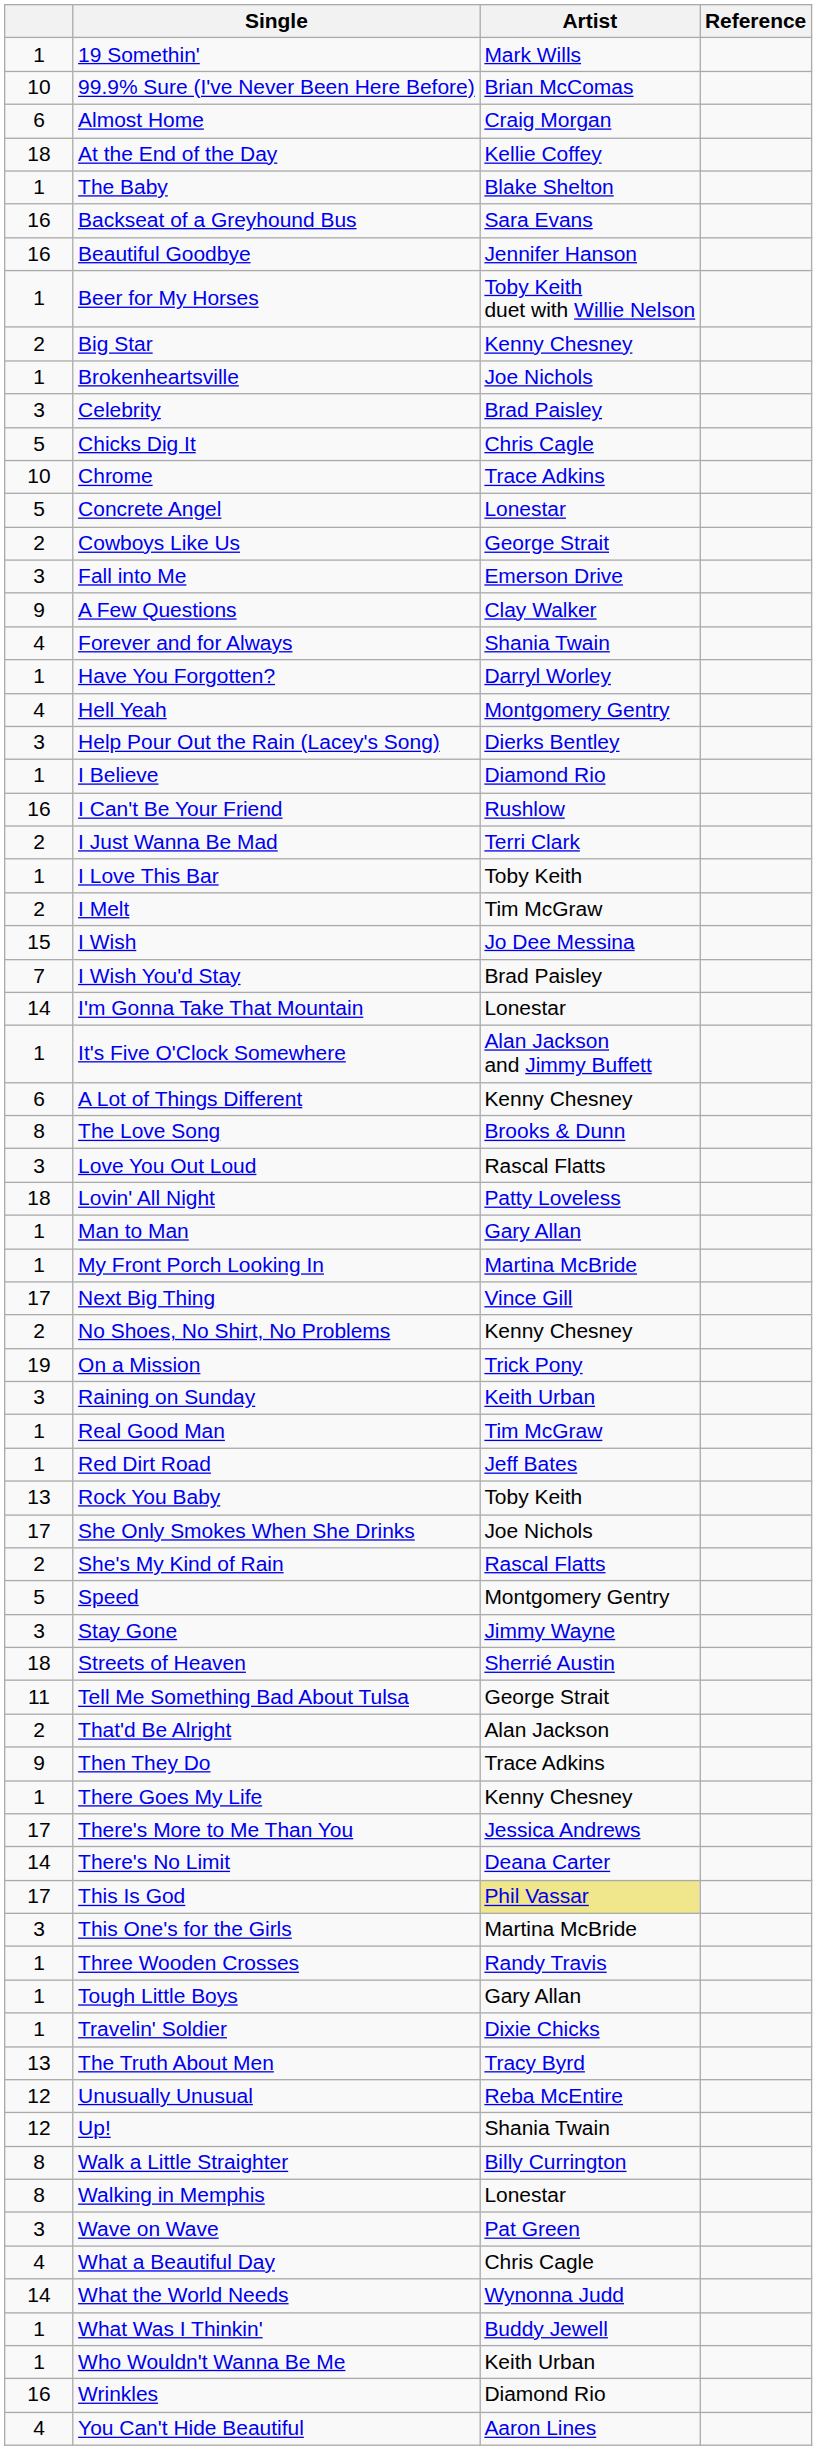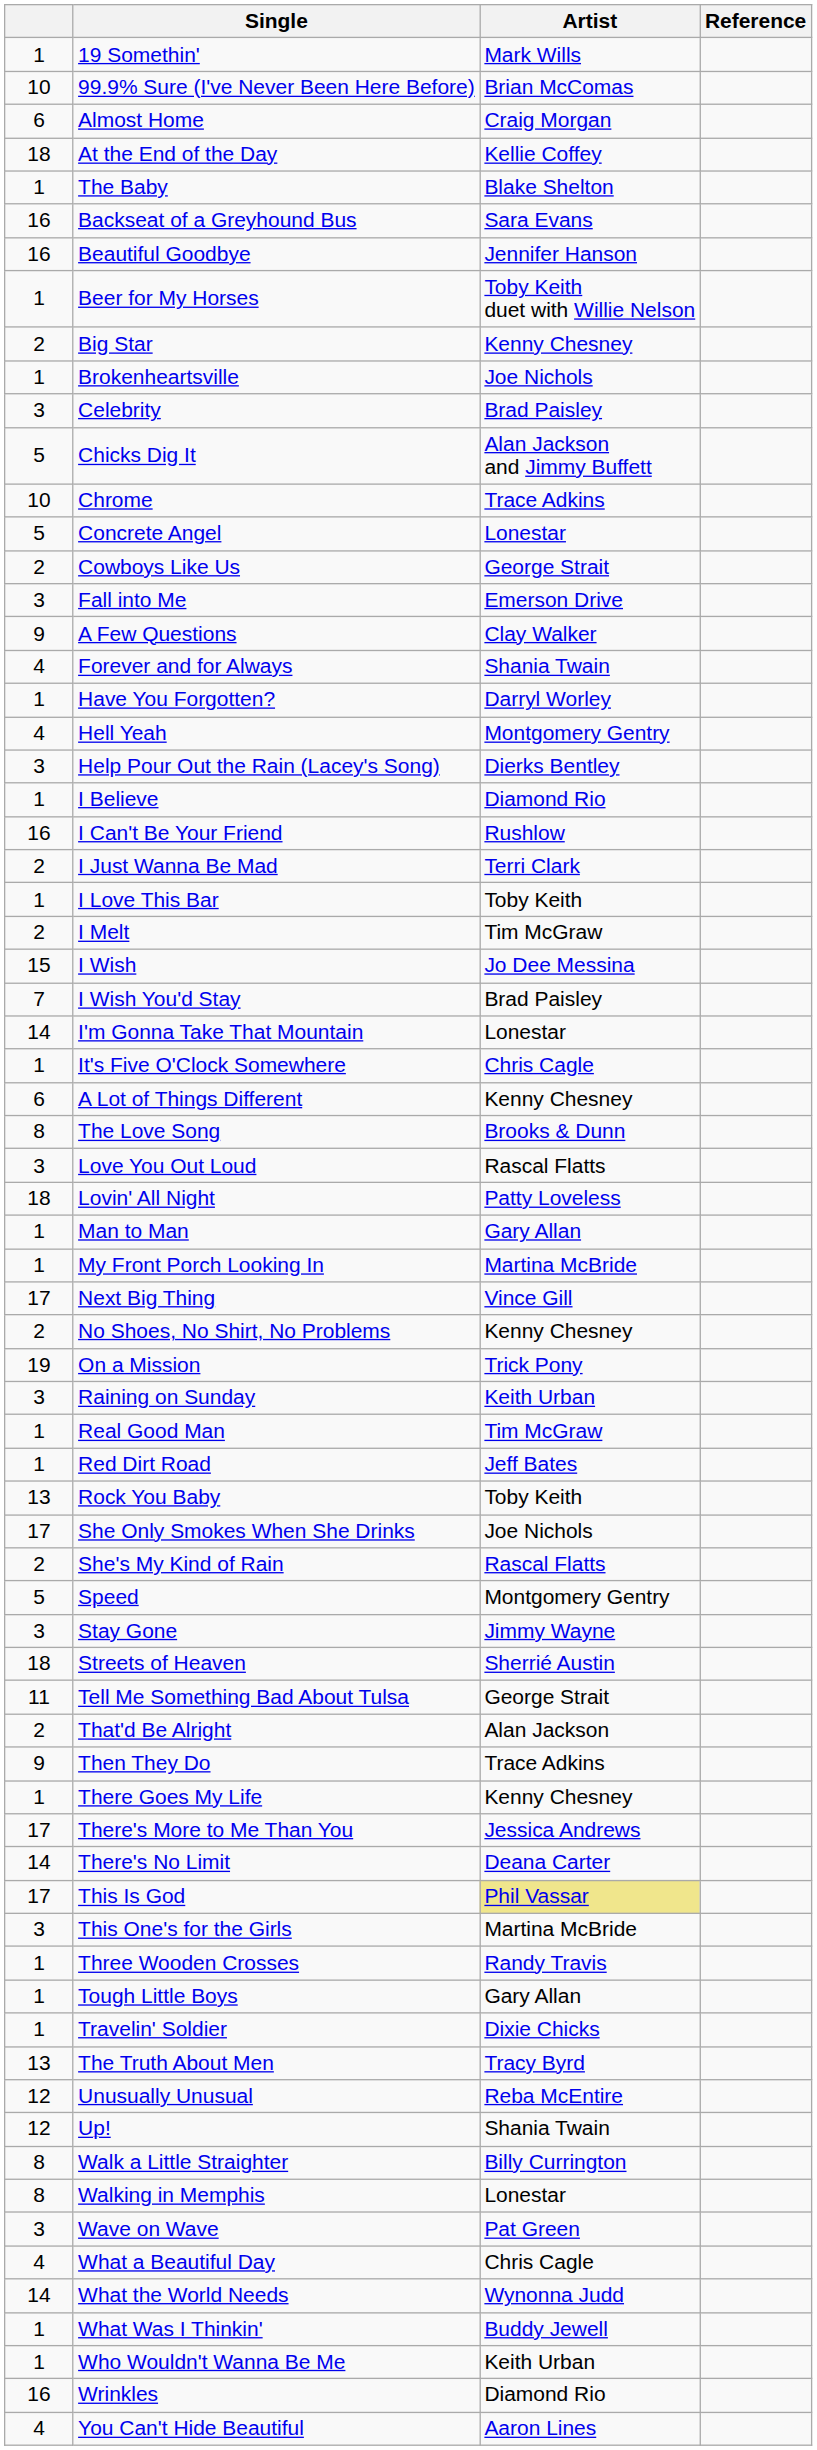(539, 443) Chris Cagle -> (568, 455) Alan Jackson and Jimmy Buffett
(568, 1053) Alan Jackson and Jimmy Buffett -> (539, 1065) Chris Cagle
